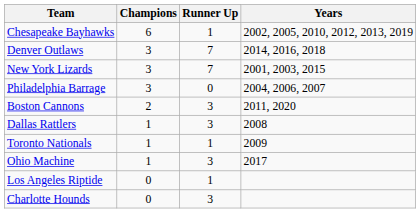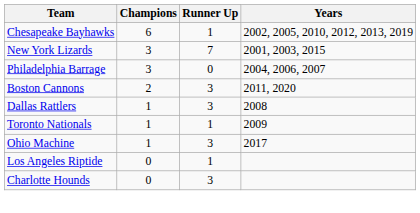- row: (45, 50)
